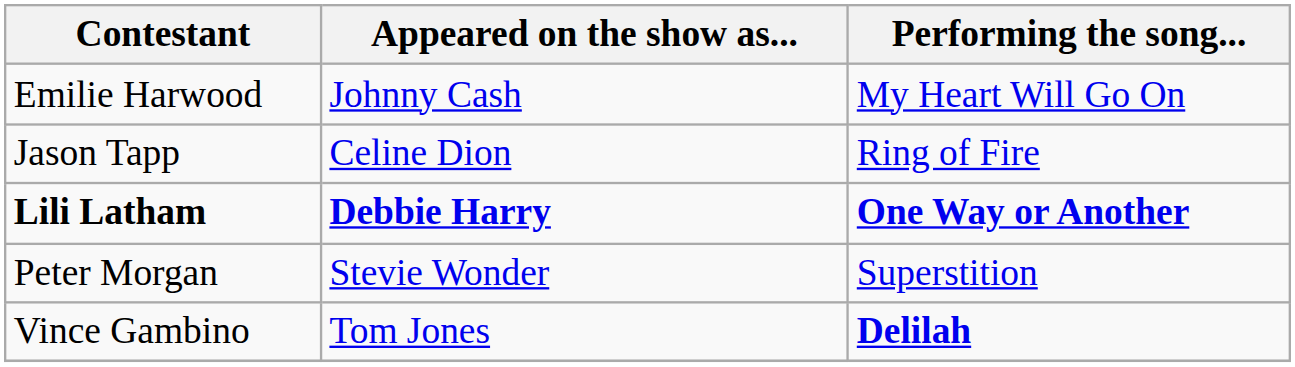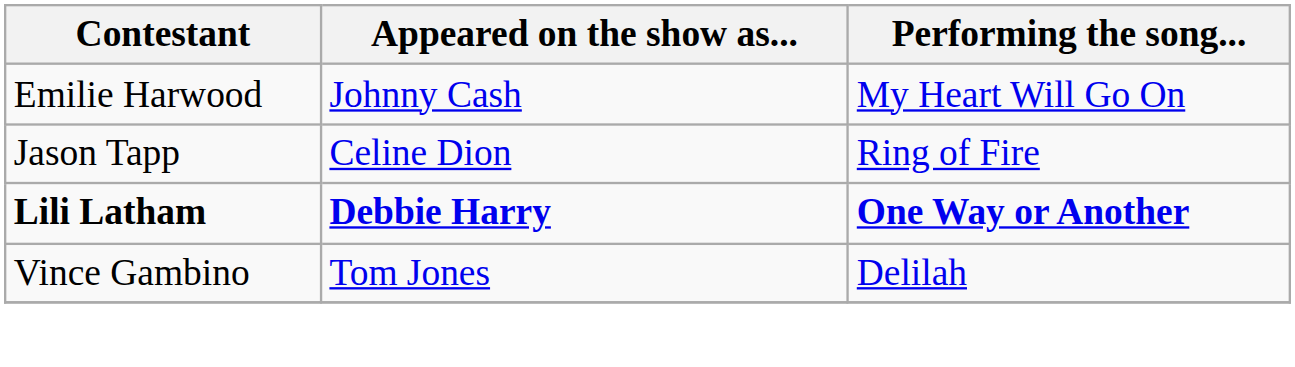- row: (116, 271)
(914, 331) bold -> (912, 271) normal
